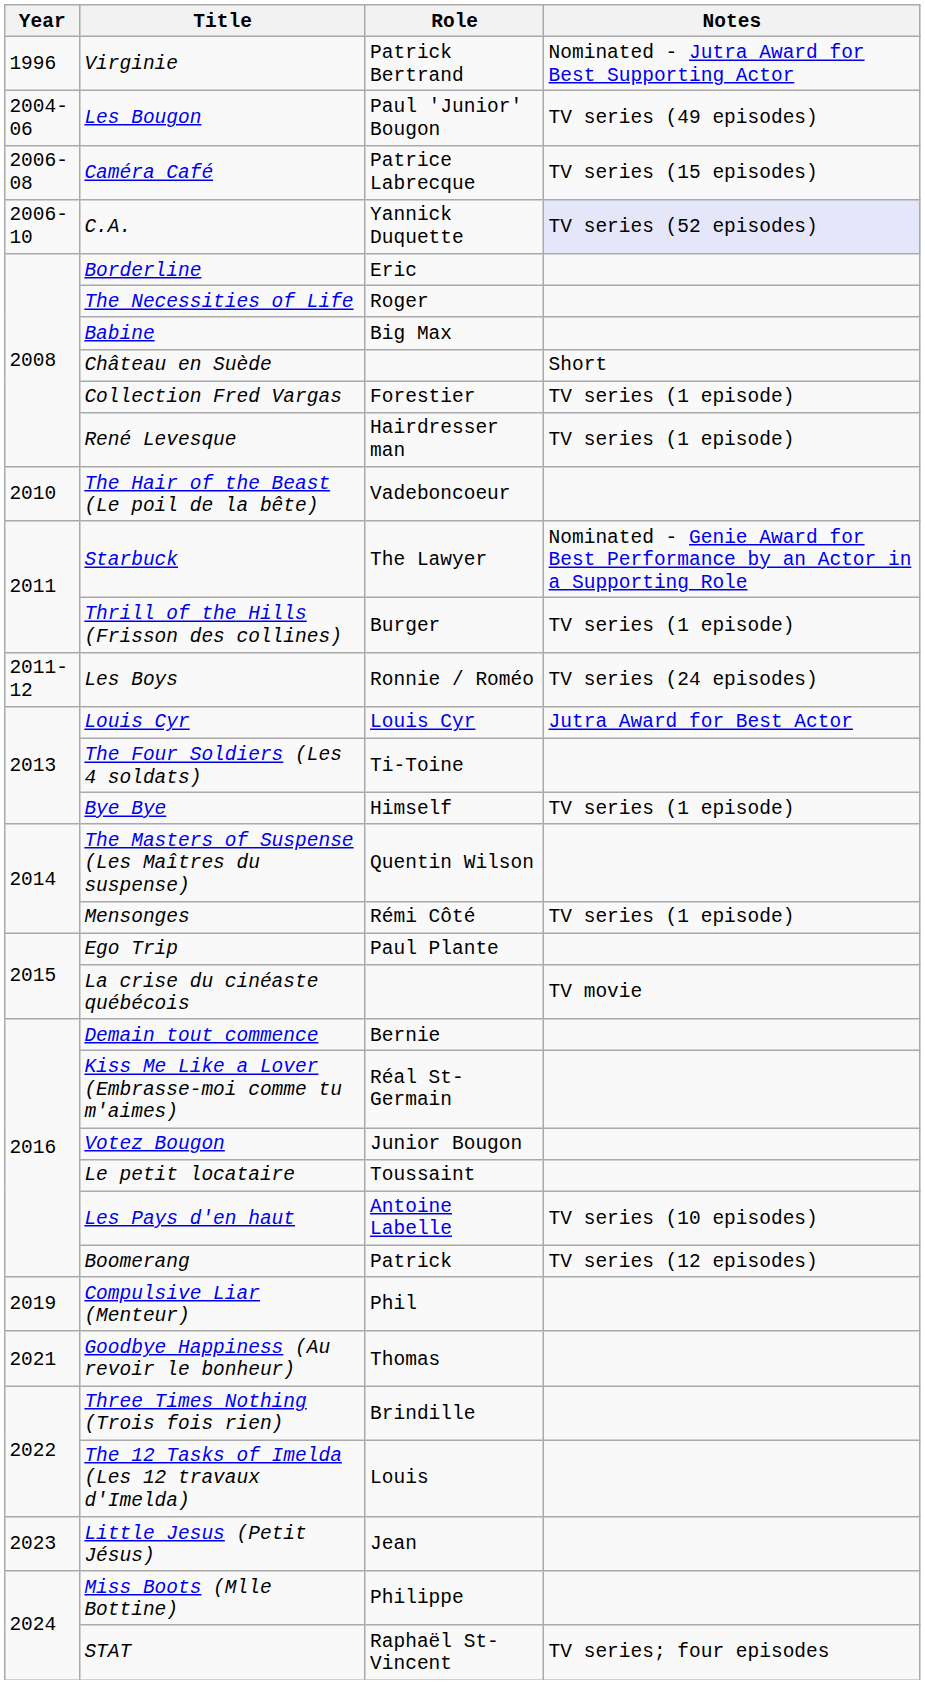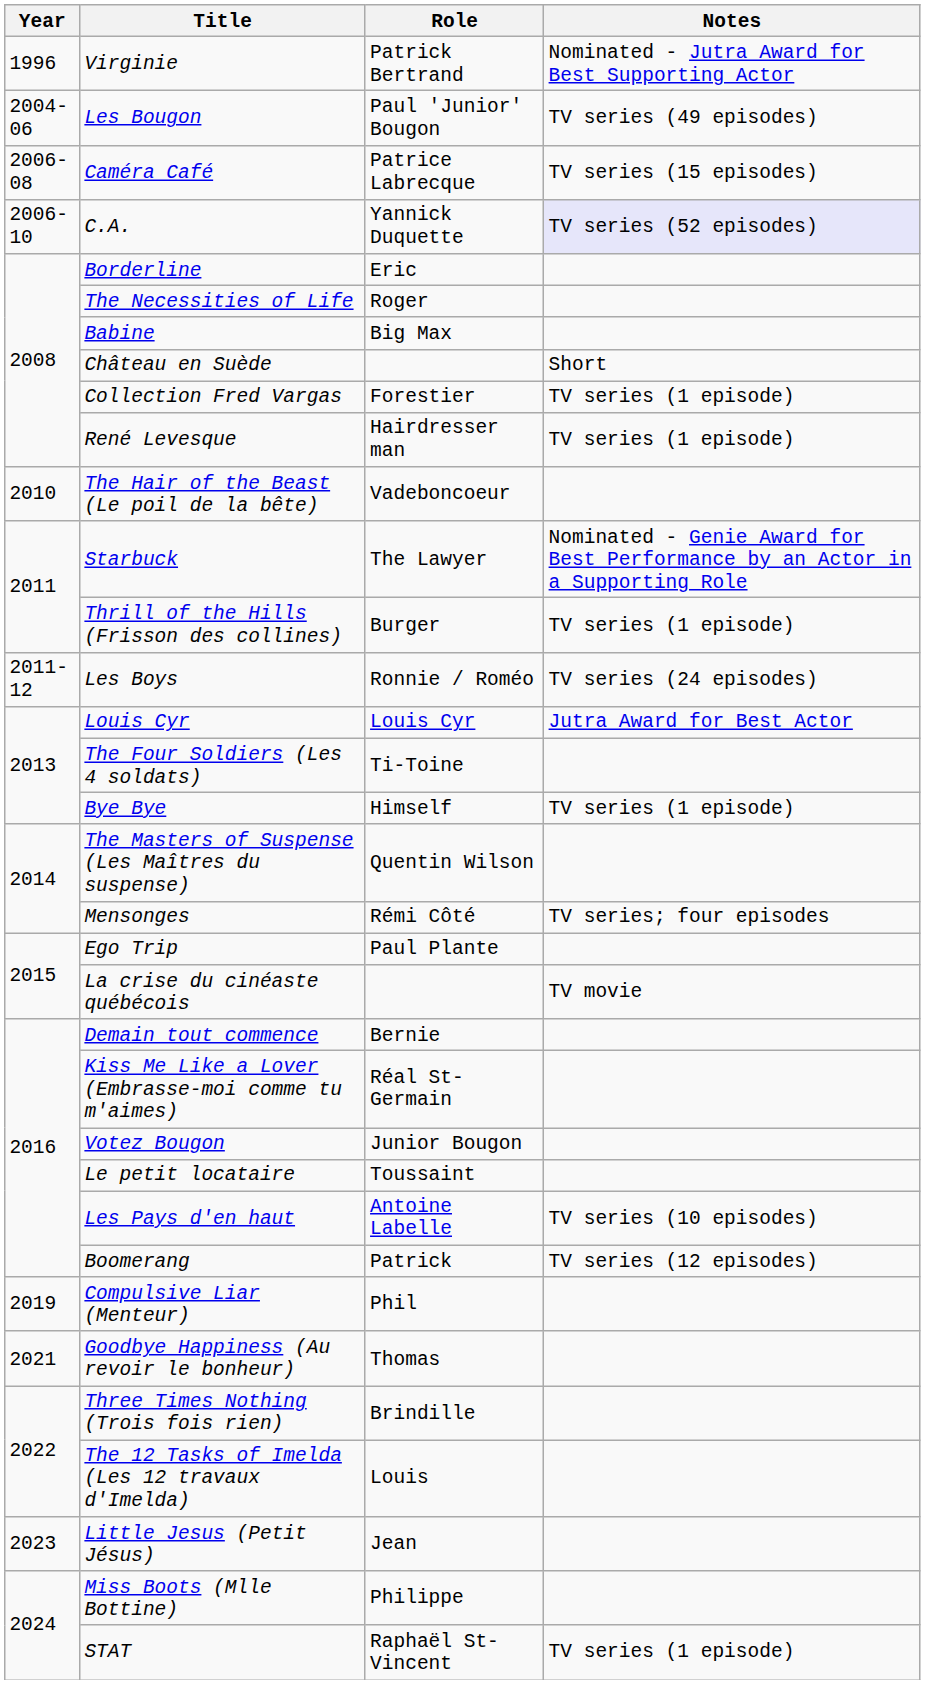(671, 917) TV series (1 episode) -> (689, 917) TV series; four episodes
(689, 1652) TV series; four episodes -> (671, 1652) TV series (1 episode)
